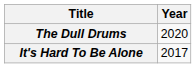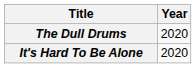(174, 53) 2017 -> (174, 53) 2020
